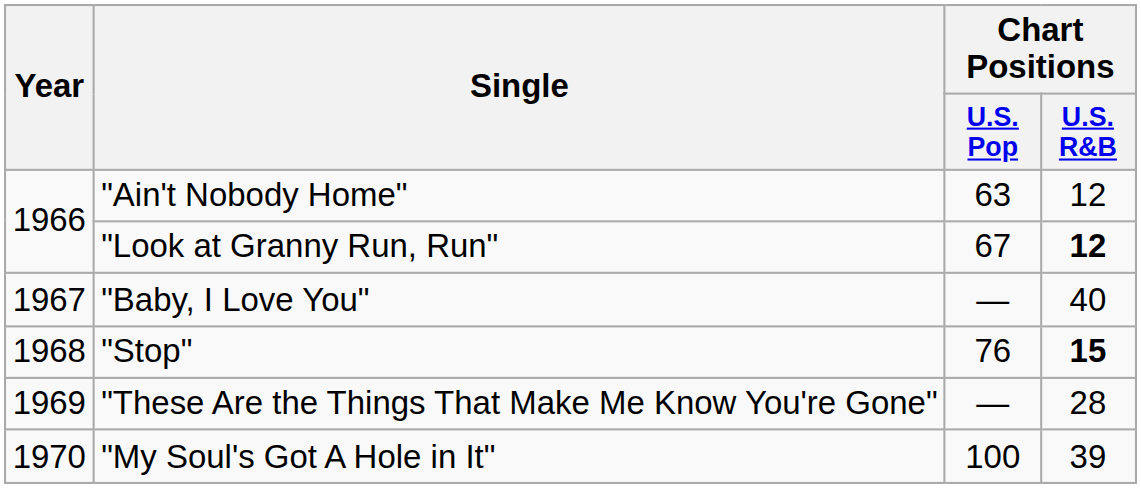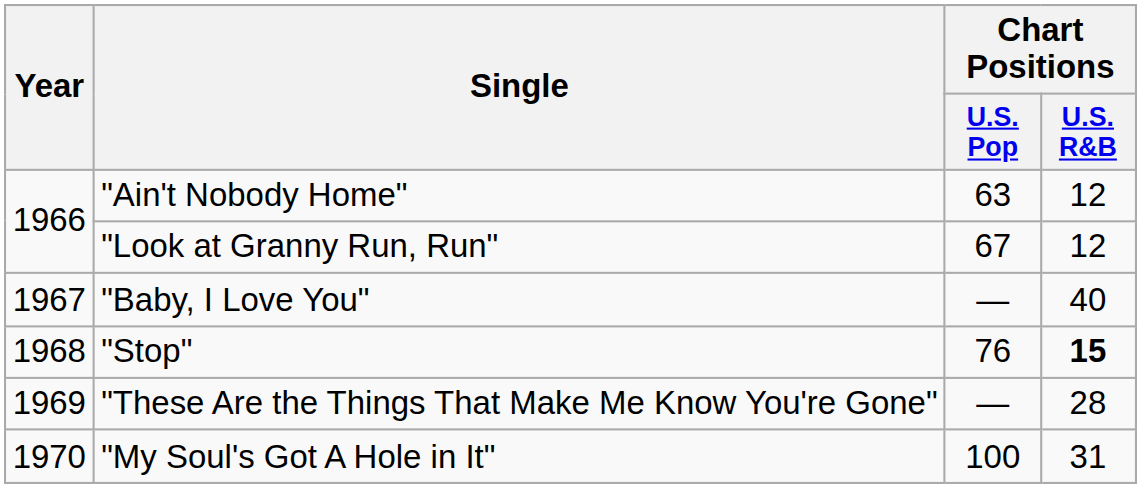(1088, 246) bold -> (1088, 246) normal
(1088, 455) 39 -> (1088, 455) 31
